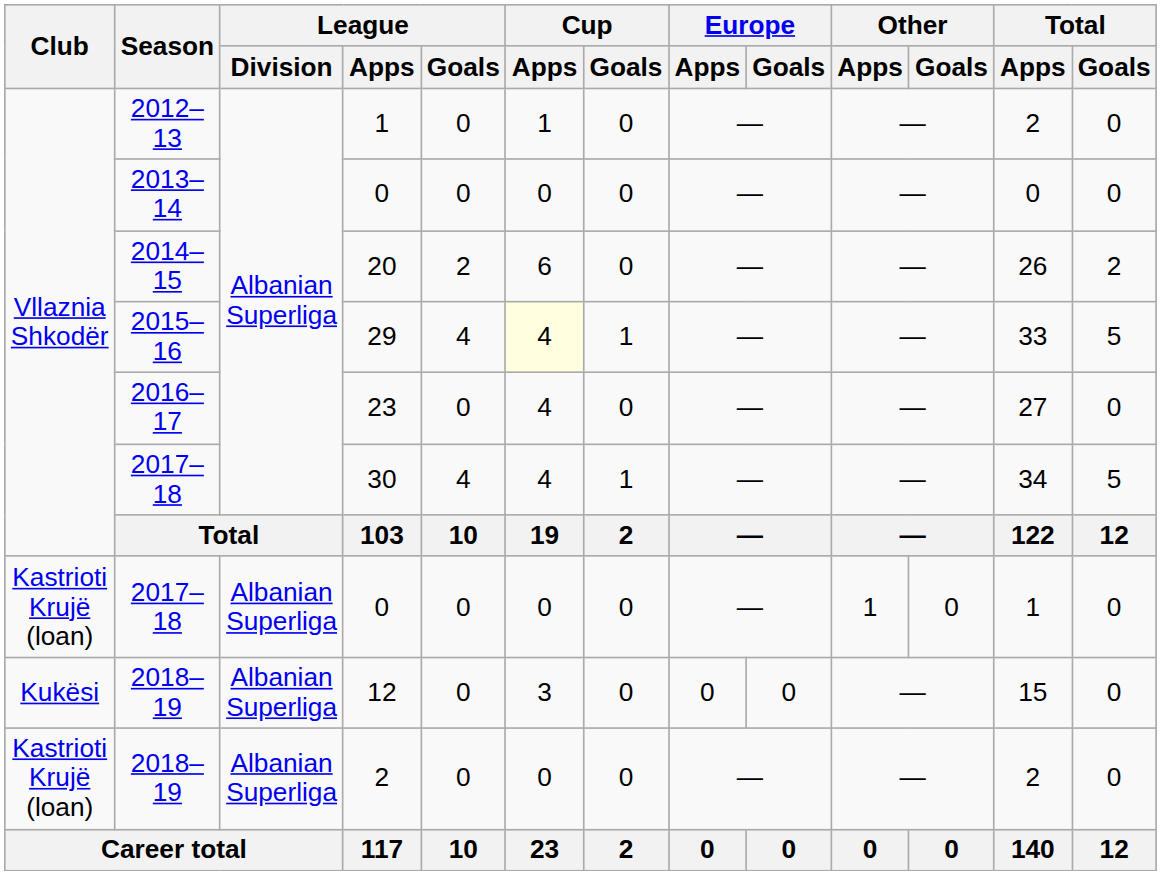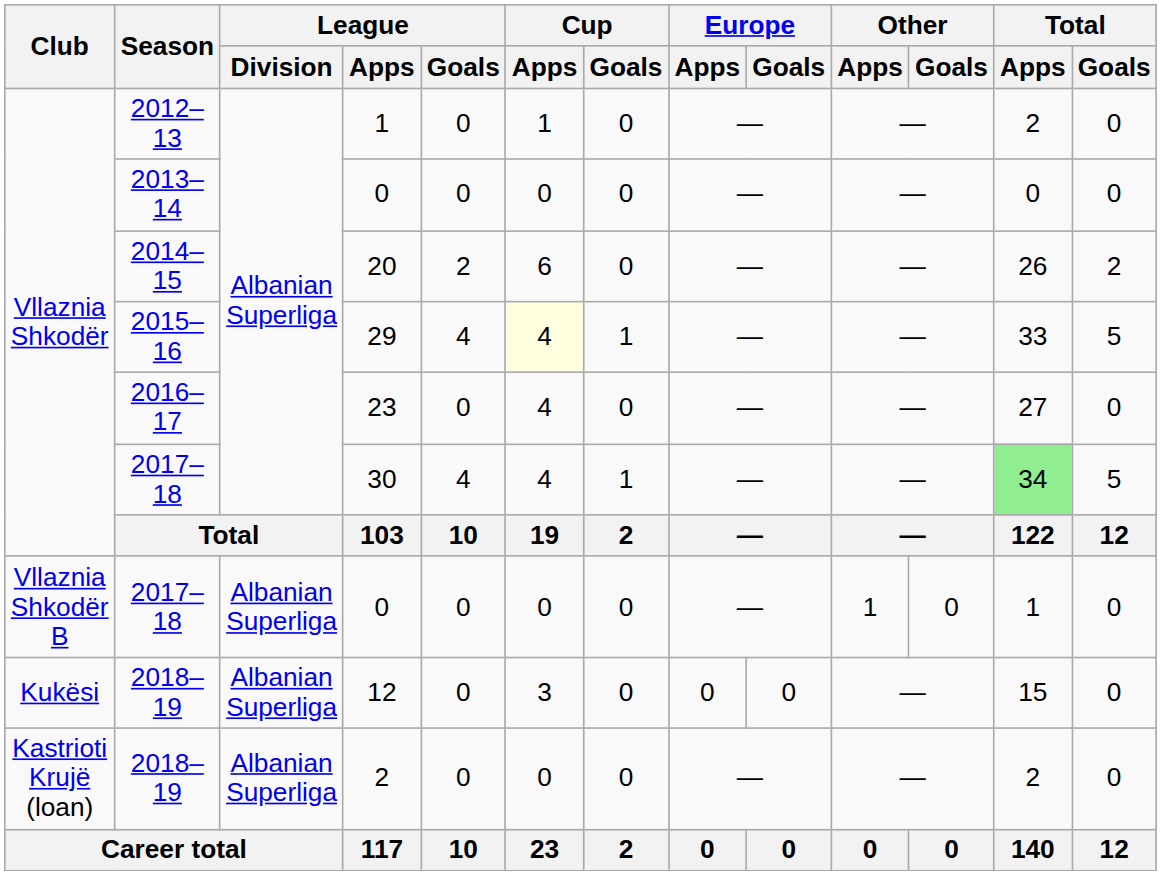(1033, 478) no background -> (1033, 478) lightgreen background
(60, 606) Kastrioti Krujë (loan) -> (60, 606) Vllaznia Shkodër B
